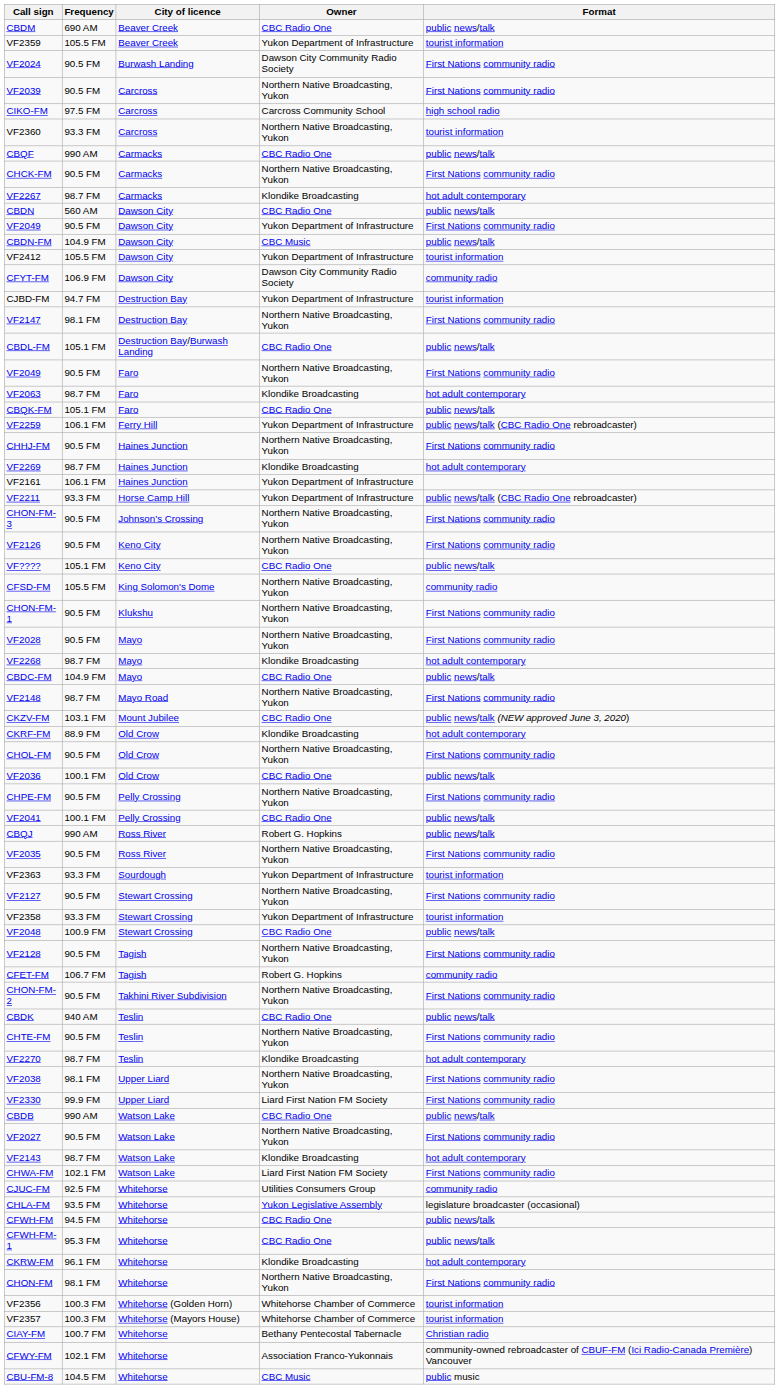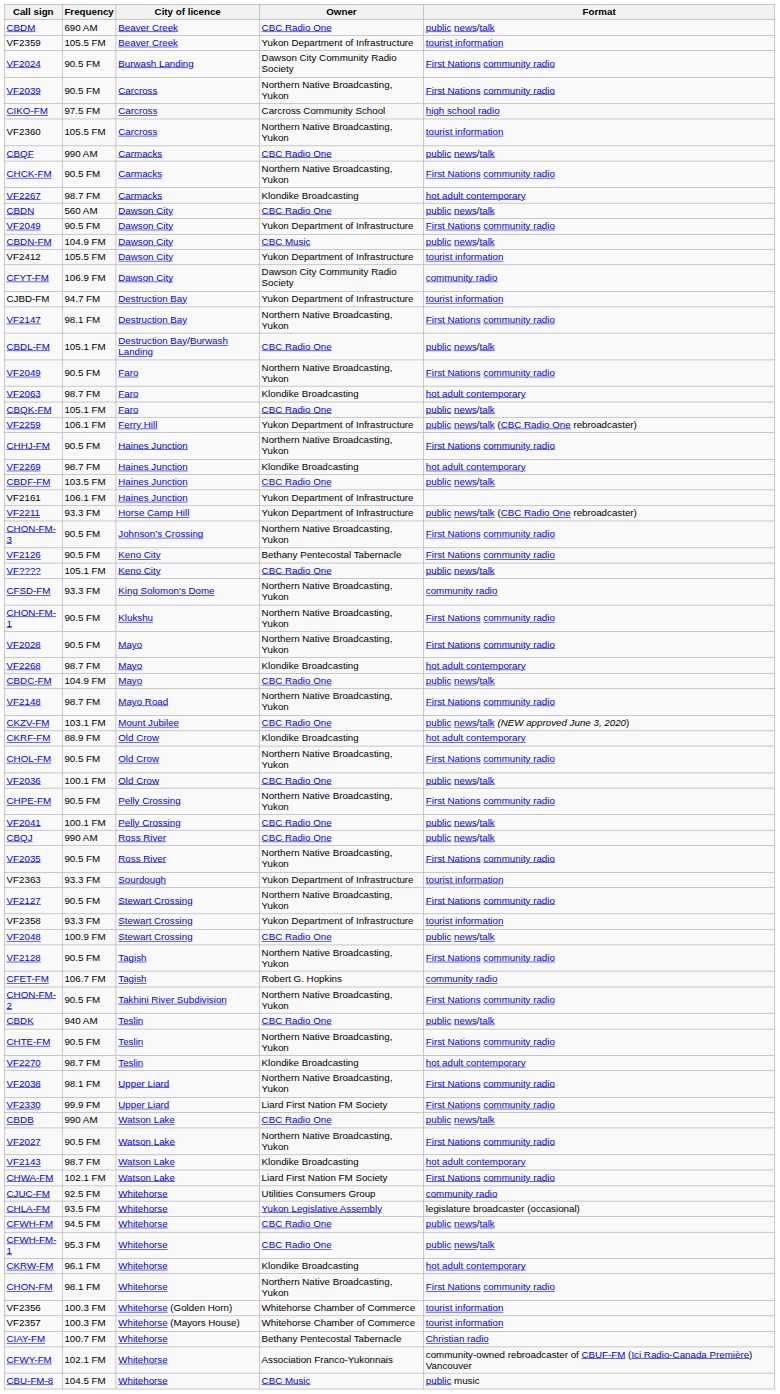(82, 132) 93.3 FM -> (85, 132) 105.5 FM
+ row: (29, 482)
(327, 545) Northern Native Broadcasting, Yukon -> (332, 555) Bethany Pentecostal Tabernacle
(85, 587) 105.5 FM -> (82, 591) 93.3 FM
(302, 833) Robert G. Hopkins -> (297, 838) CBC Radio One
